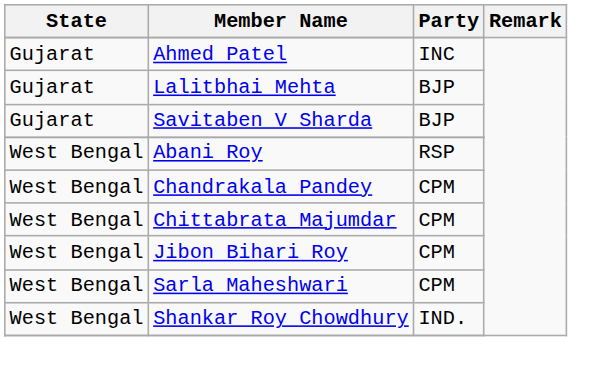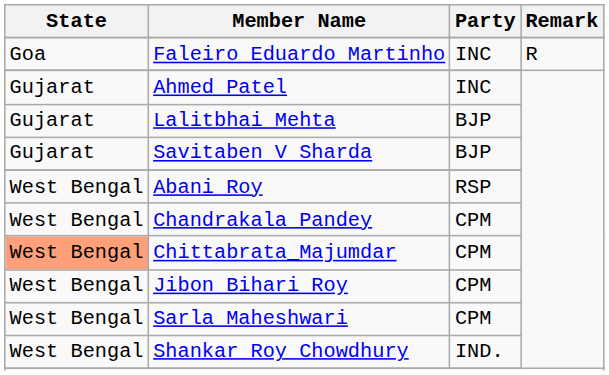+ row: (299, 54)
(77, 220) no background -> (77, 253) lightsalmon background
